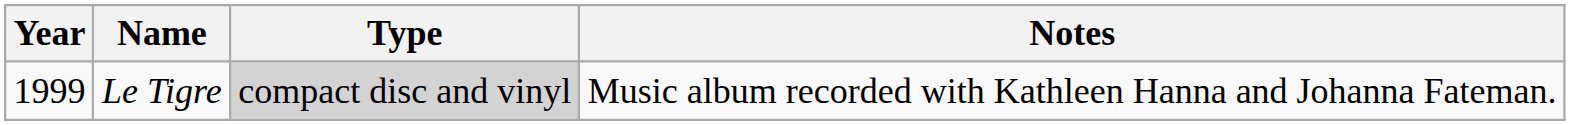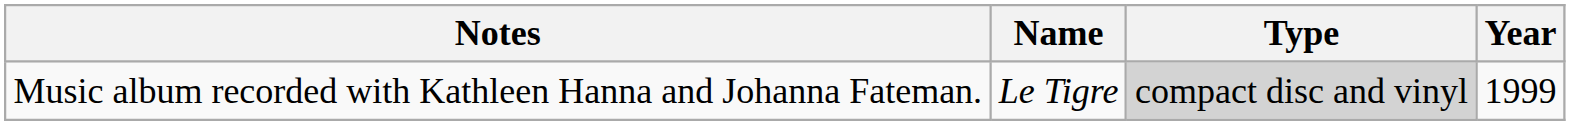columns swapped: (49, 33) <-> (1072, 33)
